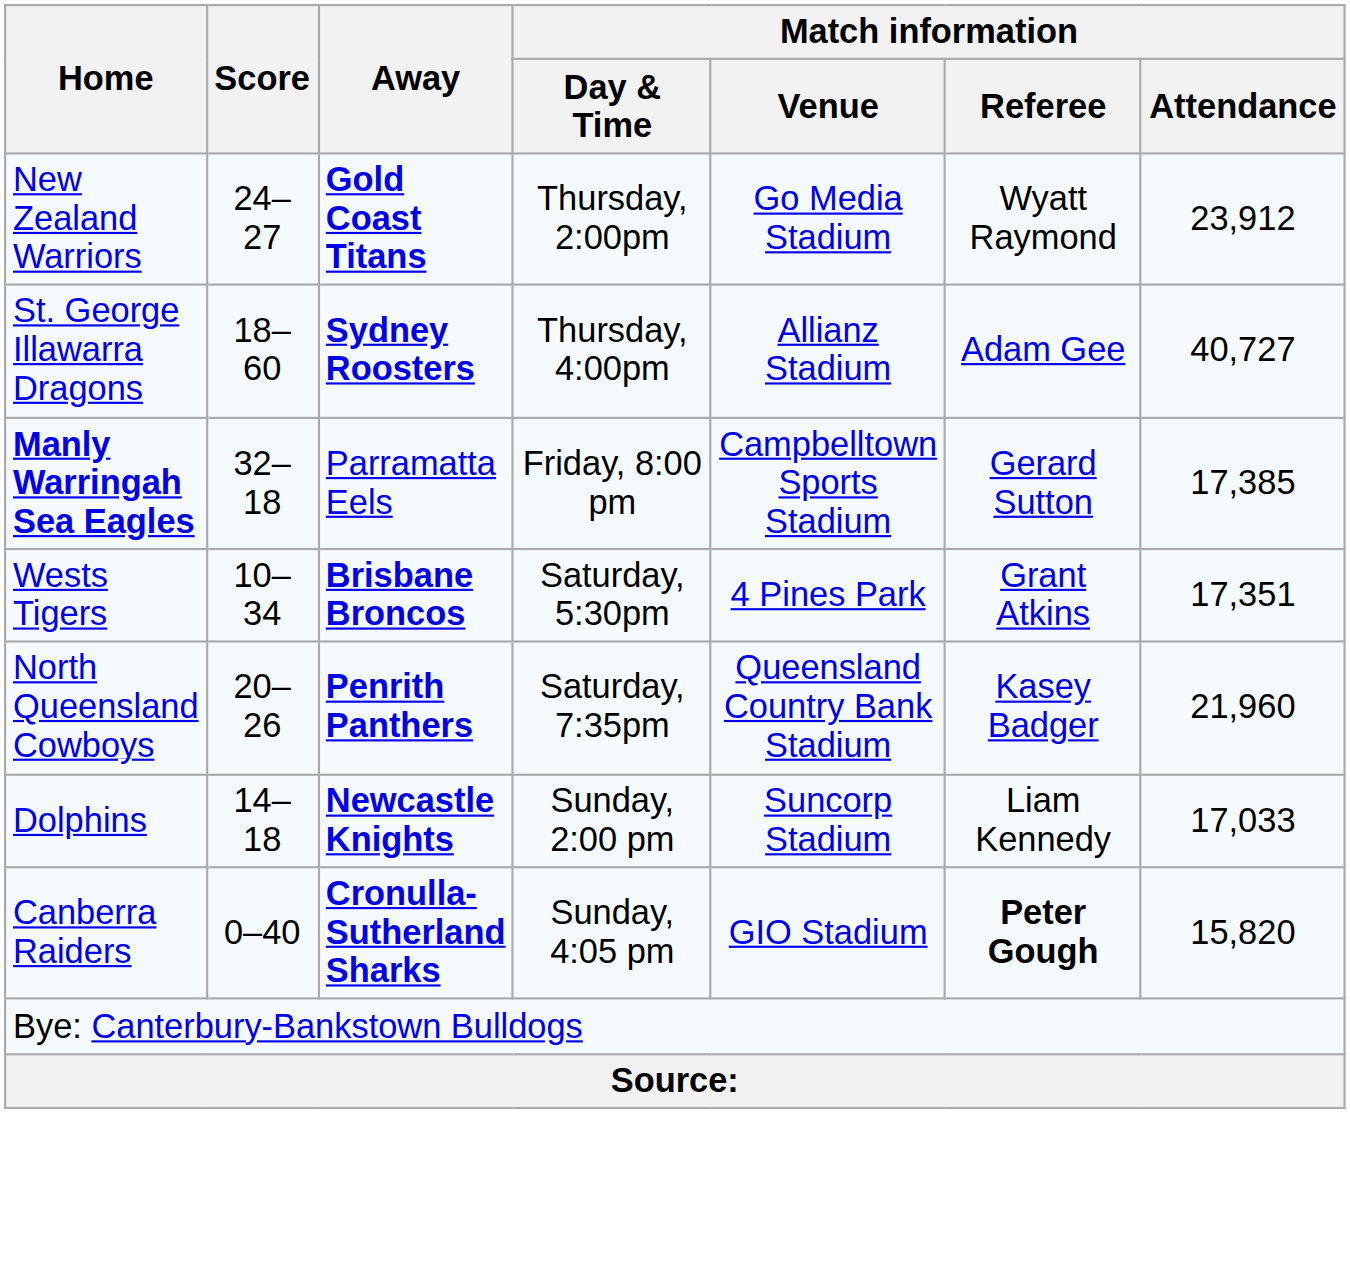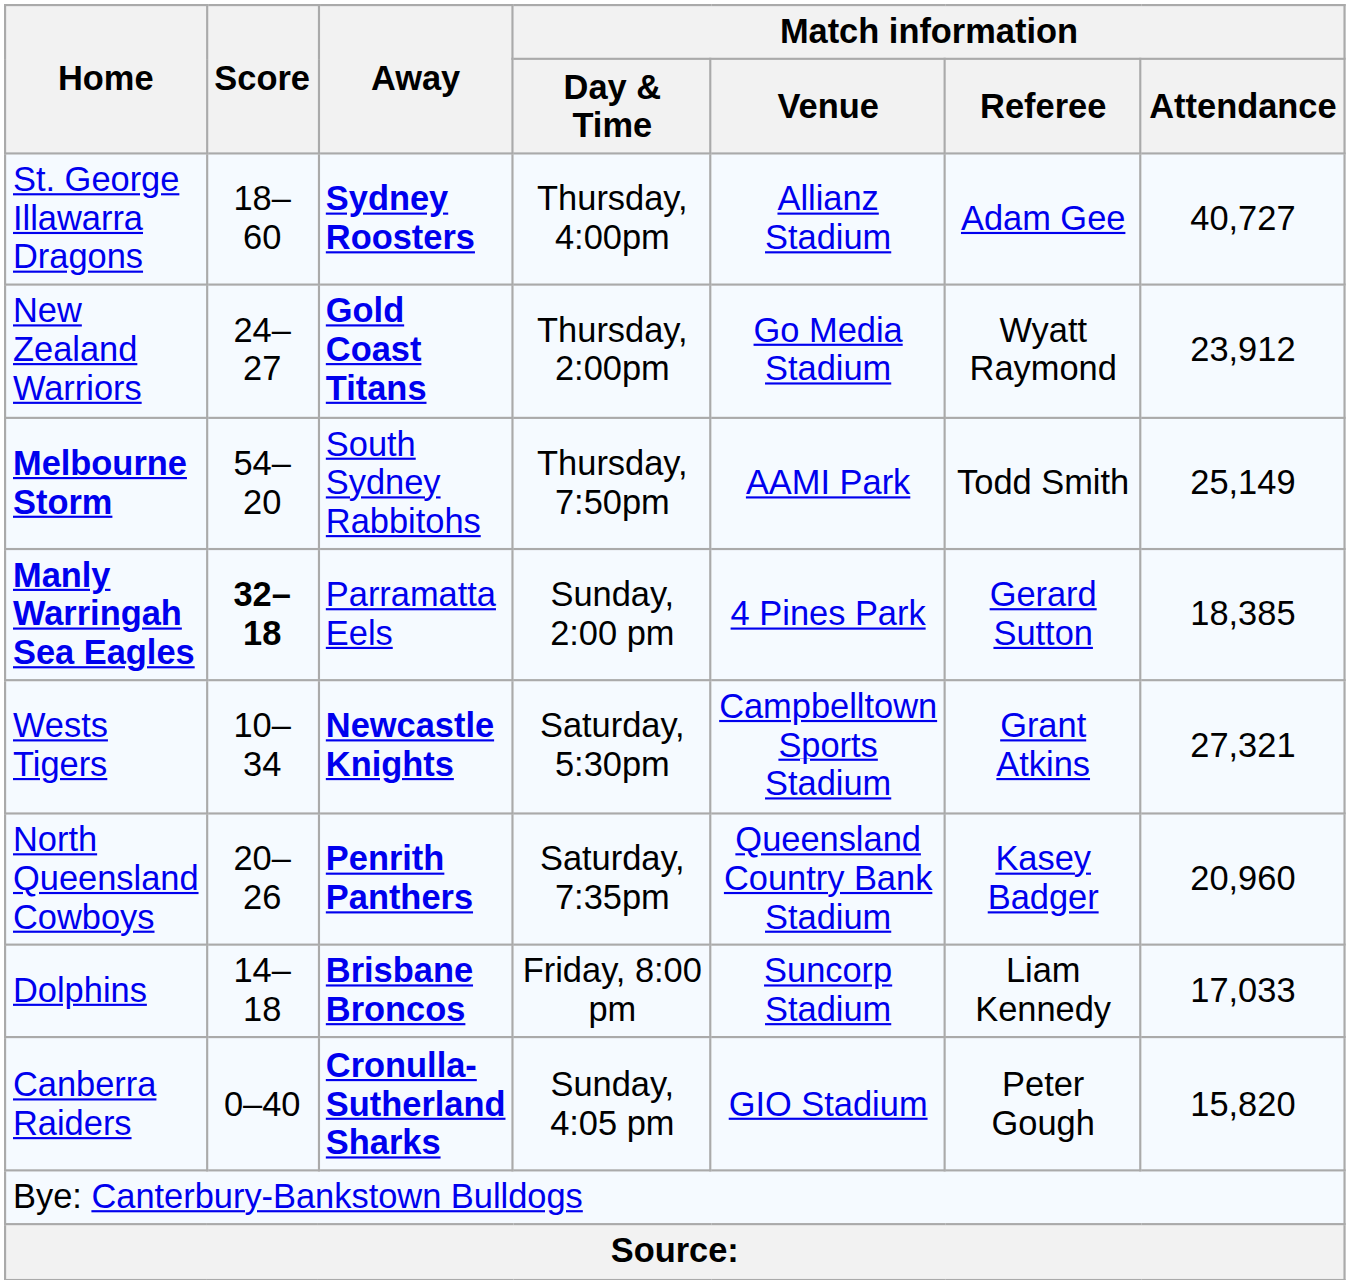rows swapped: (77, 218) <-> (96, 350)
+ row: (100, 482)
(262, 482) normal -> (262, 614) bold
(612, 482) Friday, 8:00 pm -> (612, 614) Sunday, 2:00 pm
(828, 482) Campbelltown Sports Stadium -> (828, 614) 4 Pines Park
(1243, 482) 17,385 -> (1243, 614) 18,385
(399, 594) Brisbane Broncos -> (410, 746) Newcastle Knights
(828, 594) 4 Pines Park -> (828, 746) Campbelltown Sports Stadium
(1243, 594) 17,351 -> (1243, 746) 27,321
(1243, 707) 21,960 -> (1243, 878) 20,960
(410, 820) Newcastle Knights -> (399, 990) Brisbane Broncos
(612, 820) Sunday, 2:00 pm -> (612, 990) Friday, 8:00 pm
(1043, 932) bold -> (1043, 1103) normal
